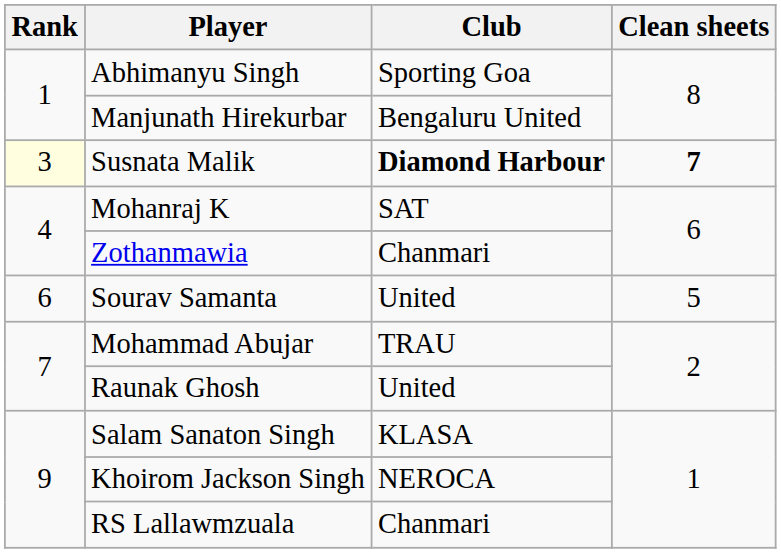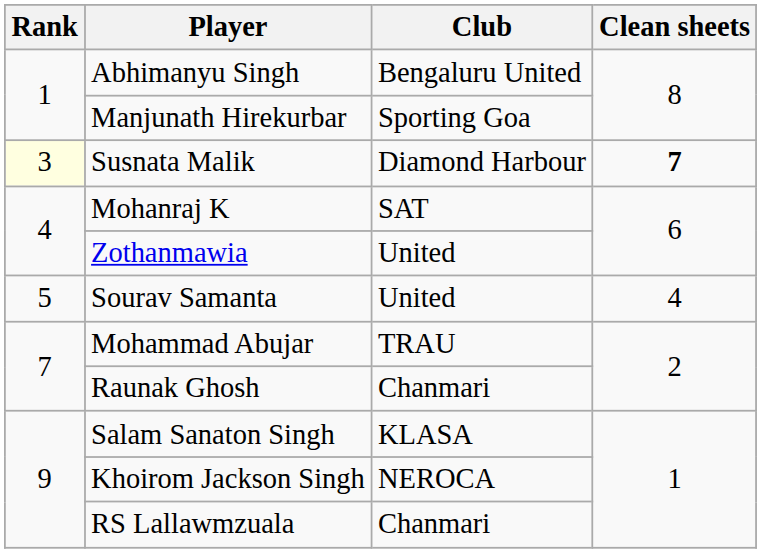(454, 72) Sporting Goa -> (480, 72) Bengaluru United
(480, 117) Bengaluru United -> (454, 117) Sporting Goa
(491, 162) bold -> (482, 162) normal
(434, 252) Chanmari -> (417, 252) United
(45, 298) 6 -> (45, 298) 5
(694, 298) 5 -> (675, 298) 4
(417, 388) United -> (434, 388) Chanmari
